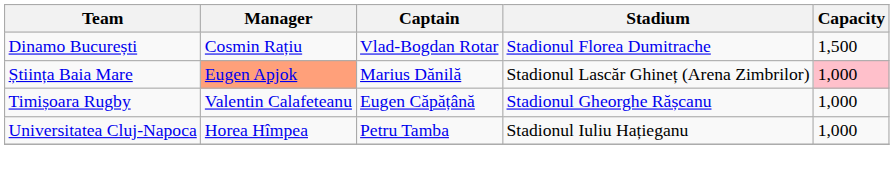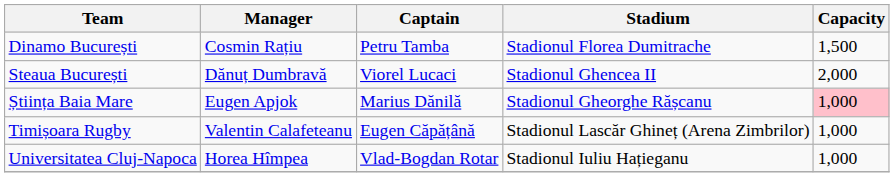(429, 46) Vlad-Bogdan Rotar -> (405, 46) Petru Tamba
+ row: (68, 74)
(251, 74) lightsalmon background -> (251, 102) no background
(658, 74) Stadionul Lascăr Ghineț (Arena Zimbrilor) -> (609, 102) Stadionul Gheorghe Rășcanu
(609, 102) Stadionul Gheorghe Rășcanu -> (658, 130) Stadionul Lascăr Ghineț (Arena Zimbrilor)
(405, 130) Petru Tamba -> (429, 158) Vlad-Bogdan Rotar
